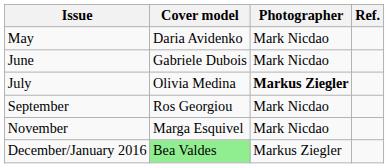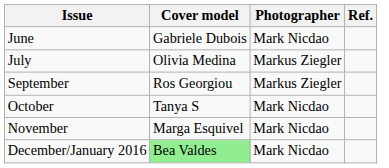- row: (21, 38)
(301, 83) bold -> (297, 60) normal
(291, 106) Mark Nicdao -> (297, 83) Markus Ziegler
+ row: (31, 106)
(297, 151) Markus Ziegler -> (291, 151) Mark Nicdao
